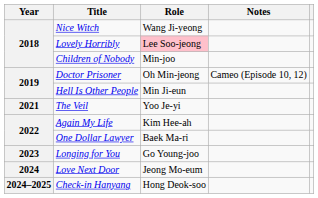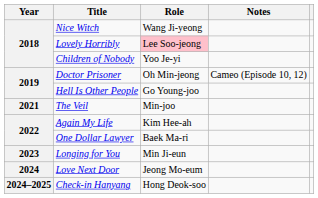(159, 59) Min-joo -> (162, 59) Yoo Je-yi
(164, 91) Min Ji-eun -> (171, 91) Go Young-joo
(162, 106) Yoo Je-yi -> (159, 106) Min-joo
(171, 153) Go Young-joo -> (164, 153) Min Ji-eun
